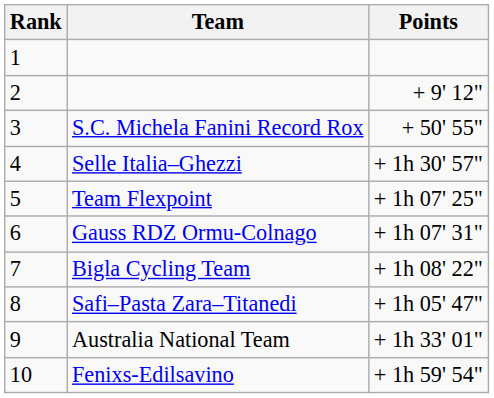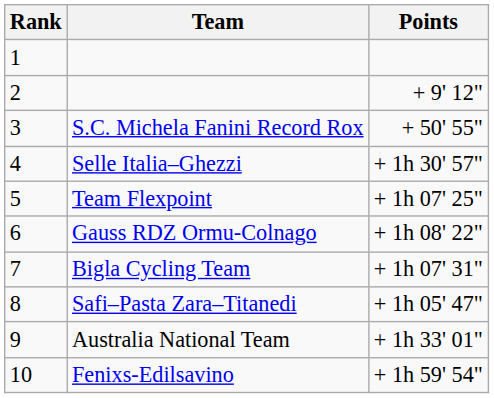(428, 233) + 1h 07' 31" -> (428, 233) + 1h 08' 22"
(428, 269) + 1h 08' 22" -> (428, 269) + 1h 07' 31"
